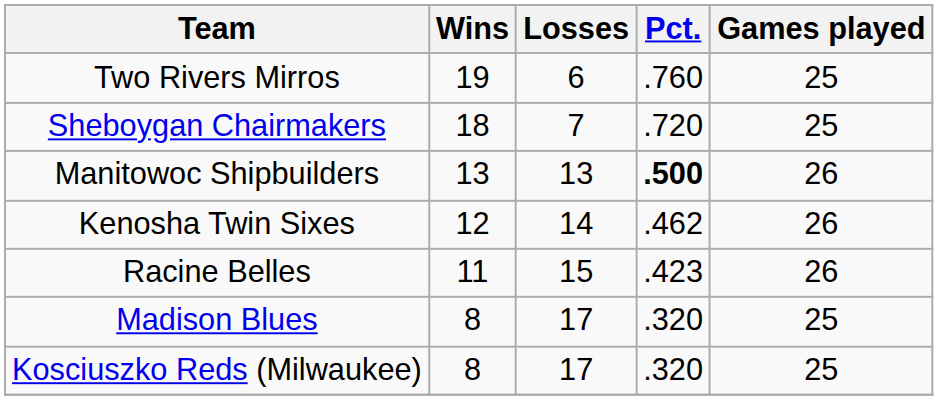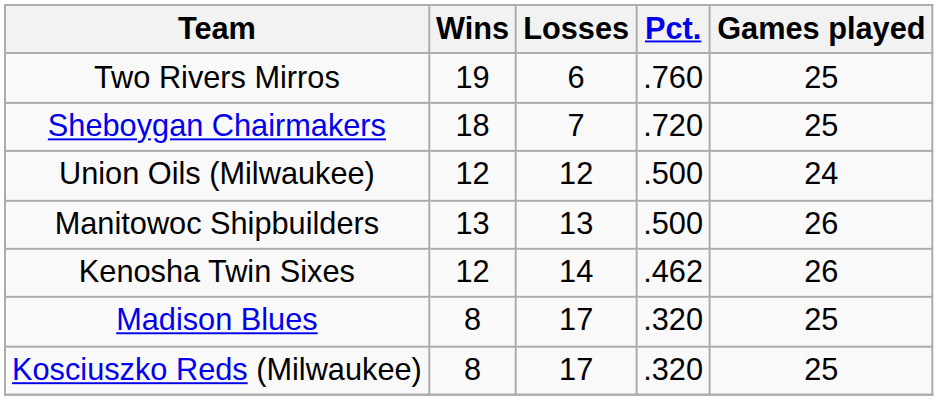+ row: (217, 175)
(673, 175) bold -> (673, 223) normal
- row: (217, 272)
